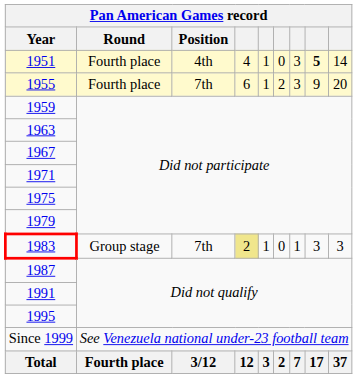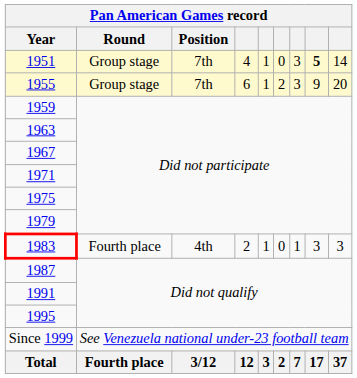(124, 61) Fourth place -> (124, 61) Group stage
(203, 61) 4th -> (203, 61) 7th
(124, 84) Fourth place -> (124, 84) Group stage
(125, 246) Group stage -> (125, 246) Fourth place
(203, 246) 7th -> (203, 246) 4th
(247, 246) khaki background -> (247, 246) no background
